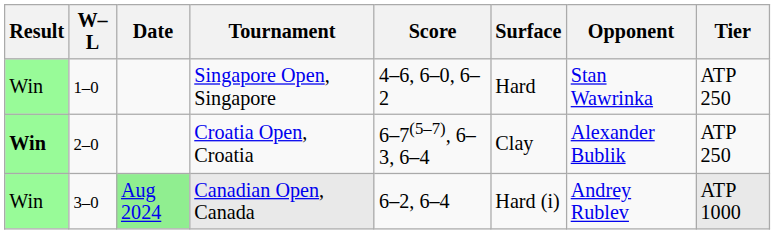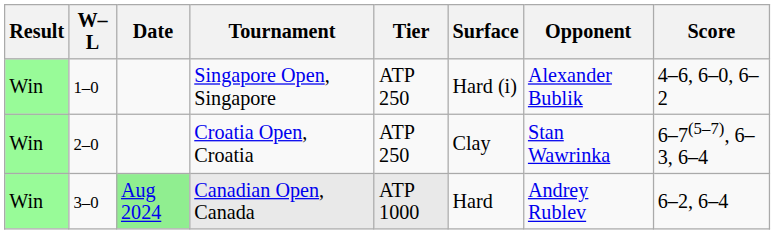columns swapped: (733, 31) <-> (433, 31)
(515, 86) Hard -> (485, 86) Hard (i)
(612, 86) Stan Wawrinka -> (570, 86) Alexander Bublik
(28, 143) bold -> (26, 143) normal
(613, 143) Alexander Bublik -> (569, 143) Stan Wawrinka
(528, 201) Hard (i) -> (473, 201) Hard
